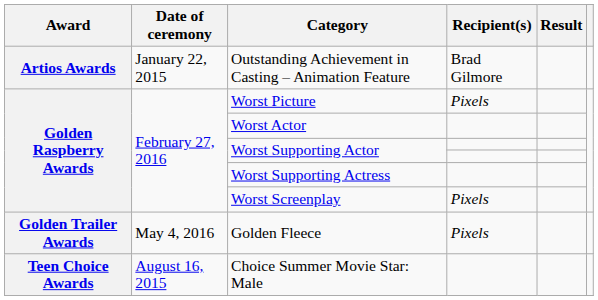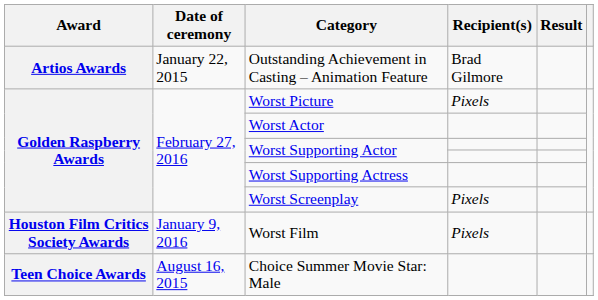- row: (68, 232)
+ row: (79, 232)
